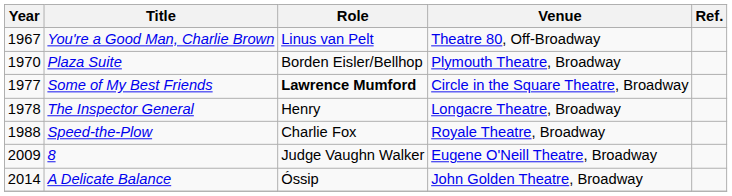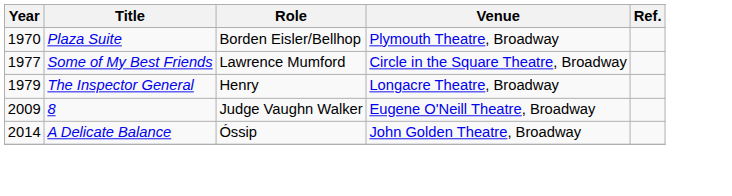- row: (161, 39)
(349, 86) bold -> (282, 62) normal
(24, 109) 1978 -> (24, 86) 1979
- row: (100, 132)
